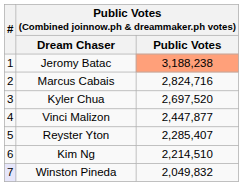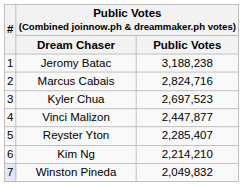(187, 63) lightsalmon background -> (187, 63) no background
(187, 99) 2,697,520 -> (187, 99) 2,697,523
(187, 154) 2,214,510 -> (187, 154) 2,214,210
